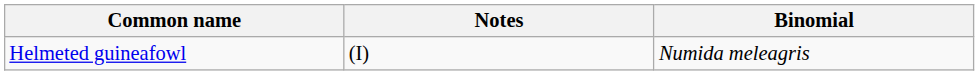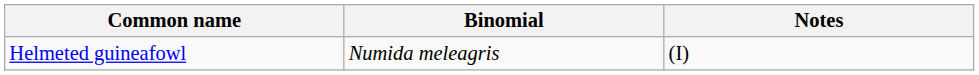columns swapped: (814, 20) <-> (499, 20)
